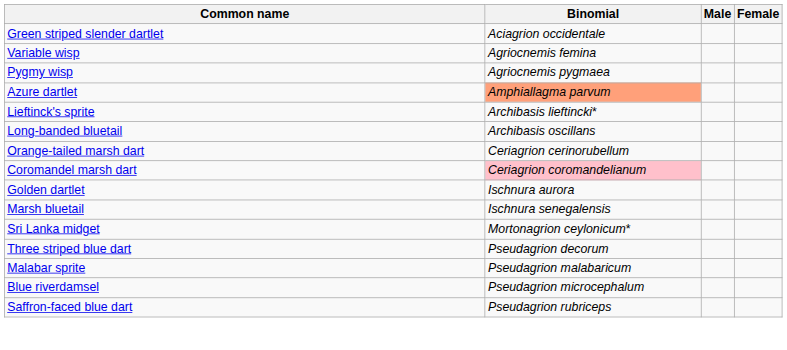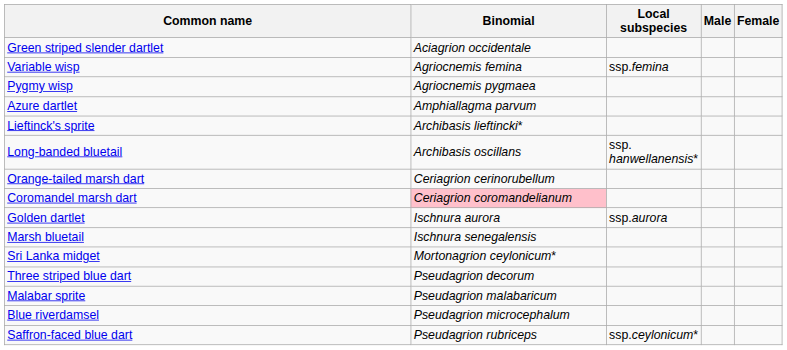+ column: (654, 21)
(549, 92) lightsalmon background -> (475, 106) no background
